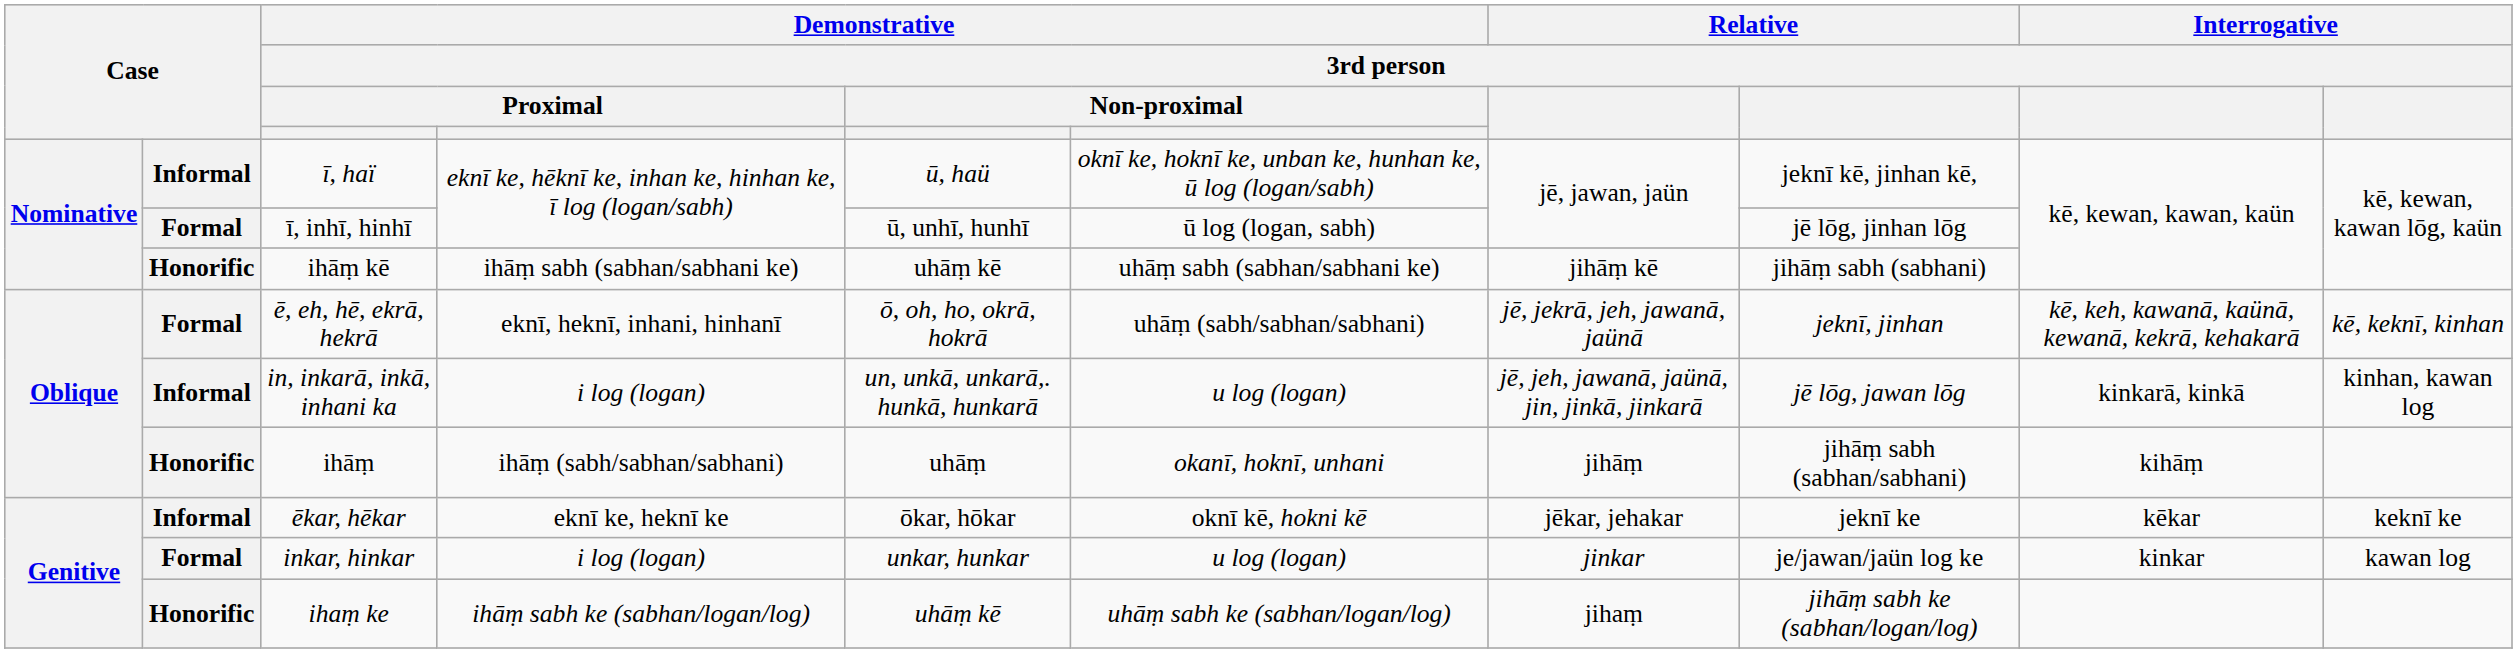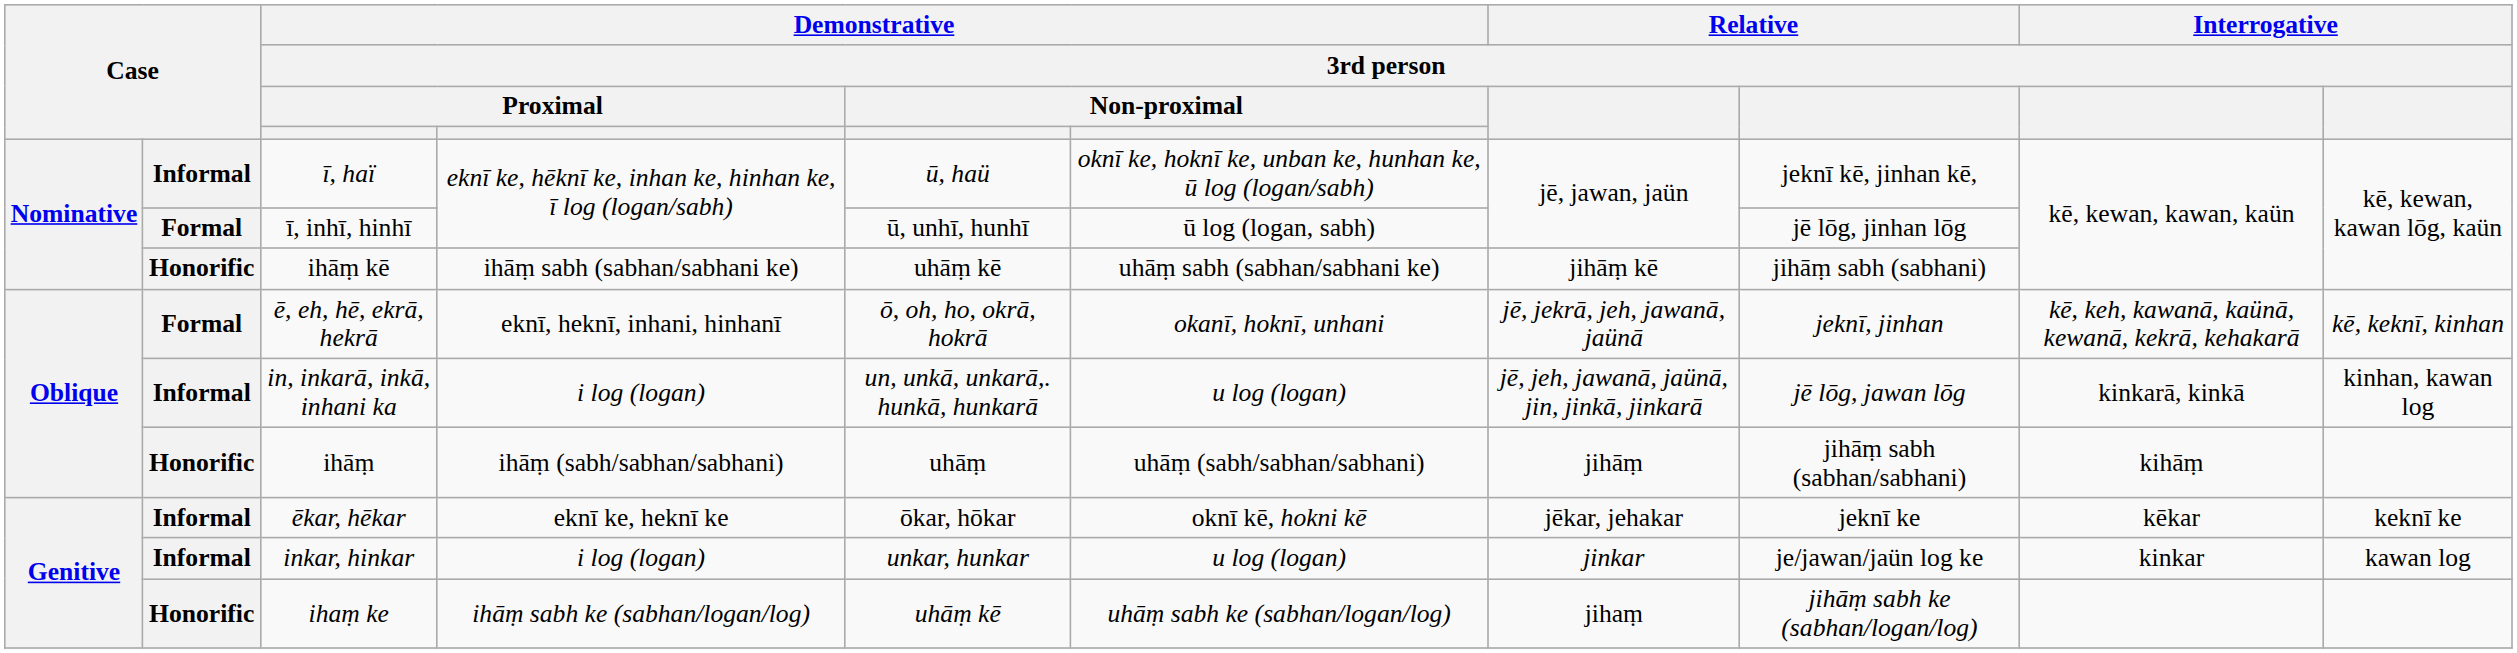(1279, 323) uhāṃ (sabh/sabhan/sabhani) -> (1279, 323) okanī, hoknī, unhani
(1279, 462) okanī, hoknī, unhani -> (1279, 462) uhāṃ (sabh/sabhan/sabhani)
(202, 557) Formal -> (202, 557) Informal
